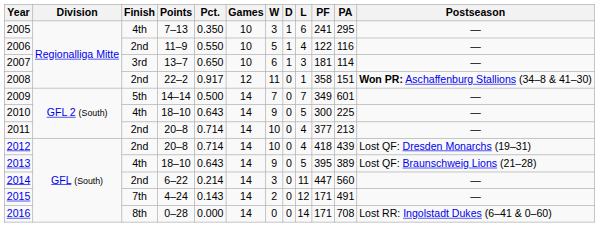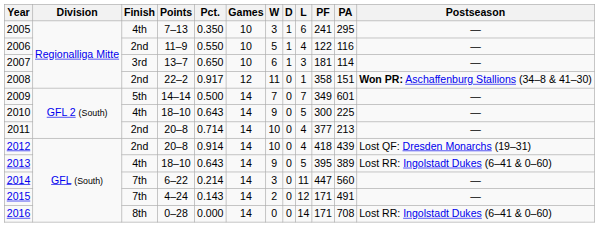(210, 146) 0.714 -> (210, 146) 0.914
(448, 163) Lost QF: Braunschweig Lions (21–28) -> (455, 163) Lost RR: Ingolstadt Dukes (6–41 & 0–60)
(139, 180) 2nd -> (139, 180) 7th
